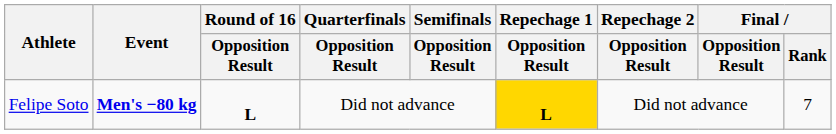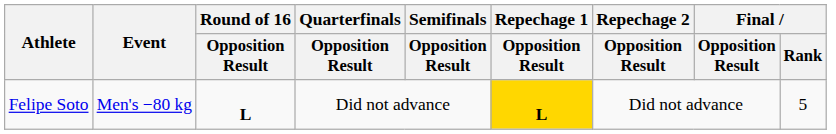(147, 104) bold -> (144, 104) normal
(808, 104) 7 -> (803, 104) 5
